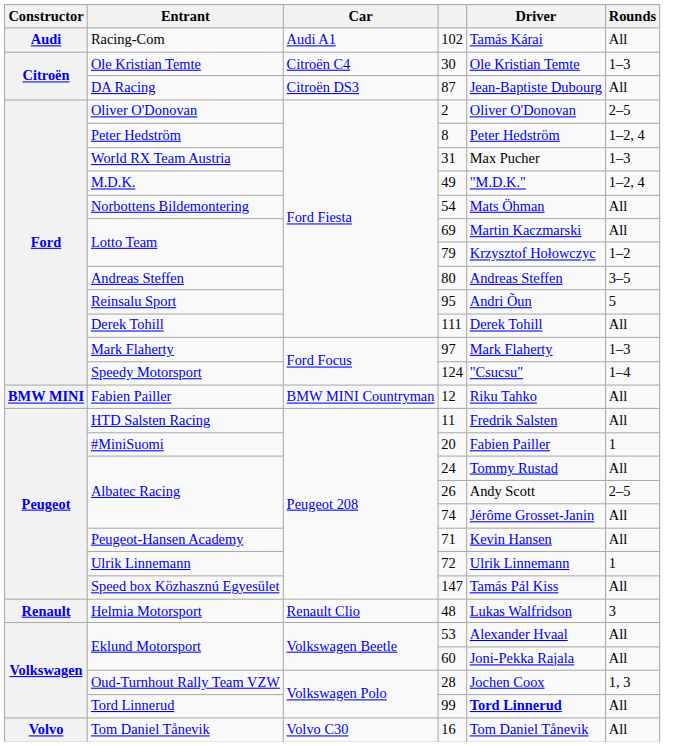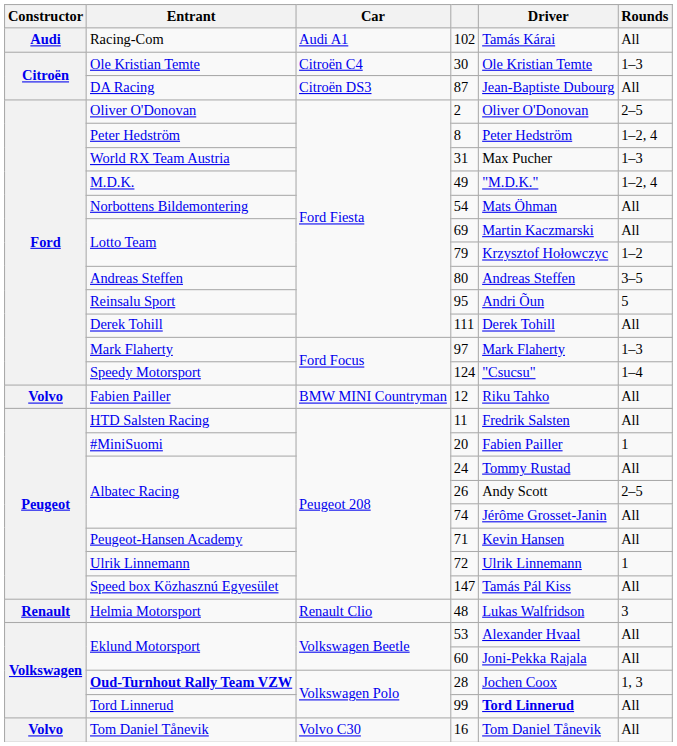(46, 396) BMW MINI -> (46, 396) Volvo
(185, 681) normal -> (191, 681) bold
